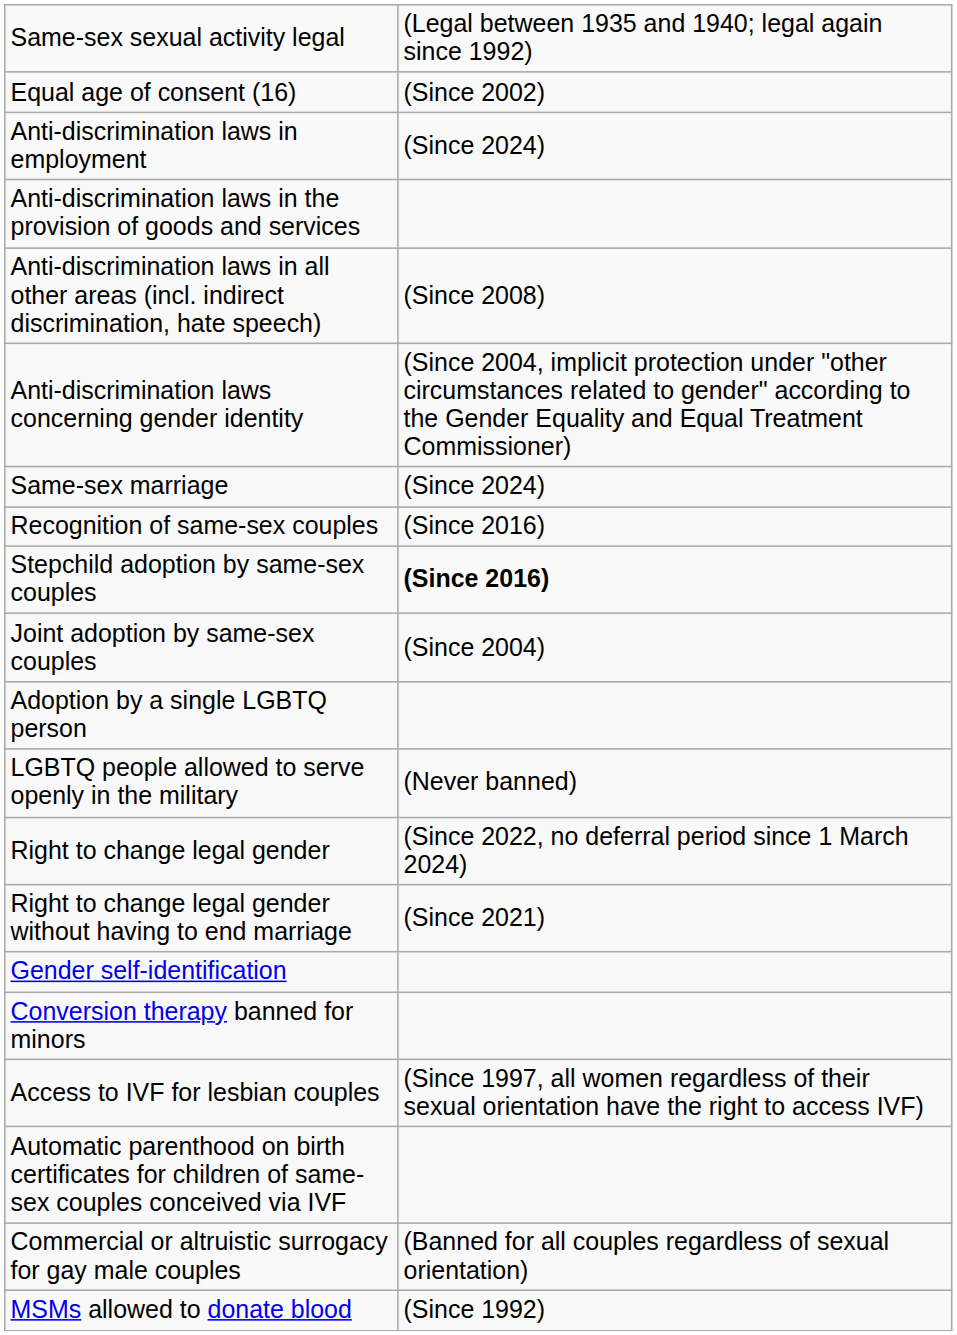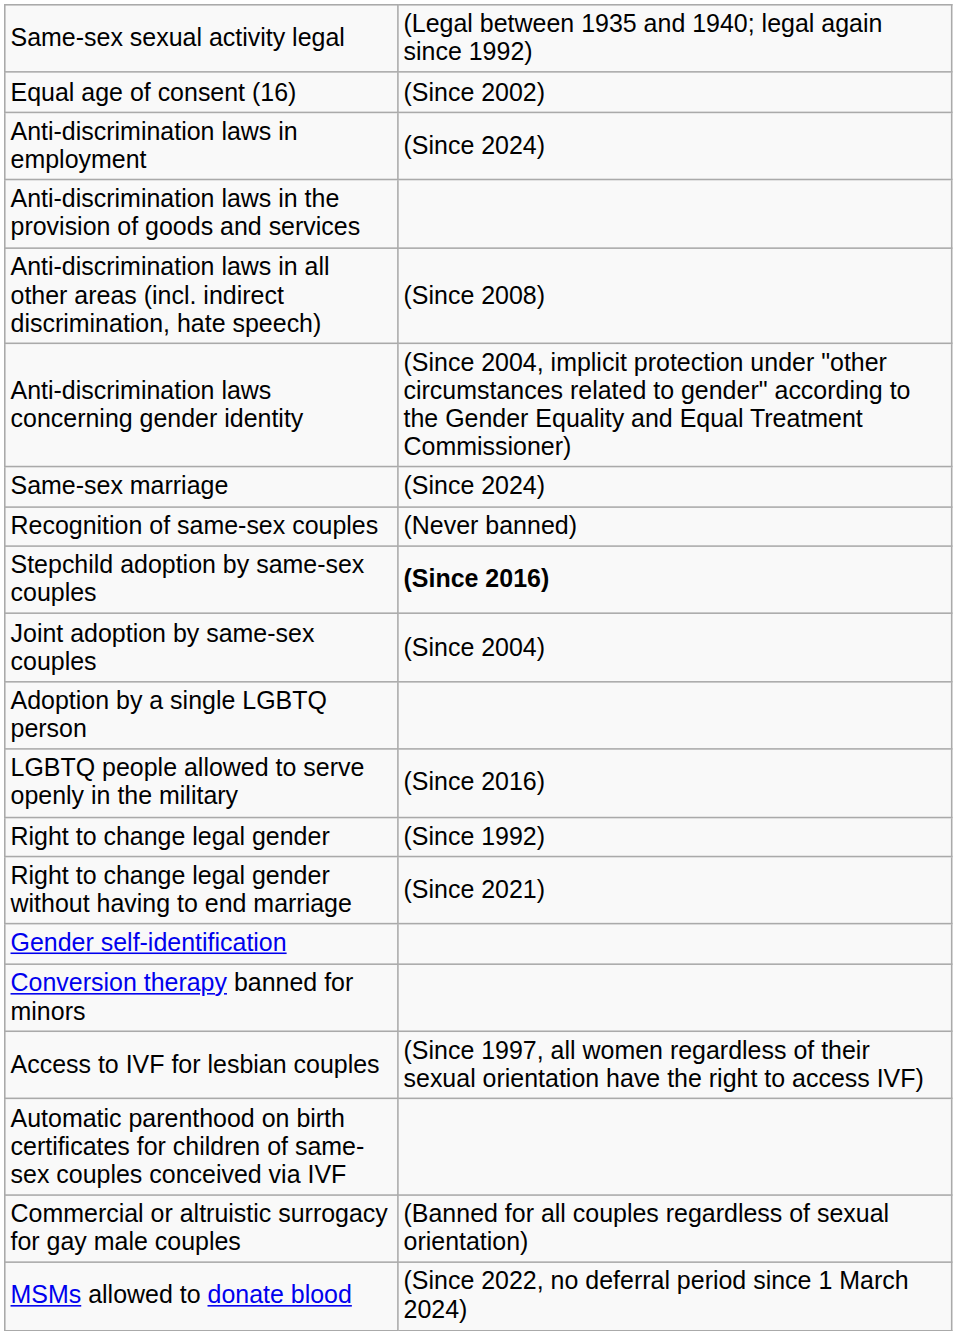(474, 526) (Since 2016) -> (490, 526) (Never banned)
(490, 782) (Never banned) -> (474, 782) (Since 2016)
(656, 850) (Since 2022, no deferral period since 1 March 2024) -> (474, 836) (Since 1992)
(474, 1309) (Since 1992) -> (656, 1295) (Since 2022, no deferral period since 1 March 2024)
